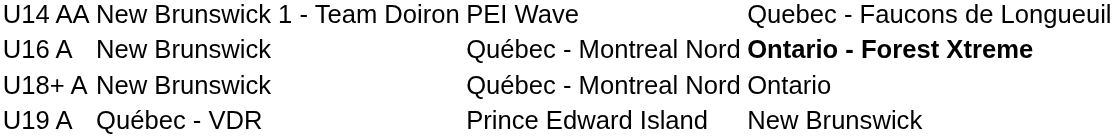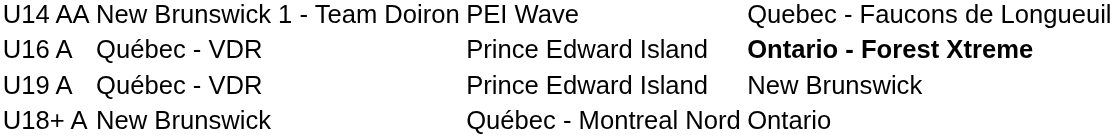(184, 50) New Brunswick -> (179, 50) Québec - VDR
(603, 50) Québec - Montreal Nord -> (587, 50) Prince Edward Island
rows swapped: (38, 120) <-> (45, 85)
